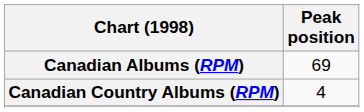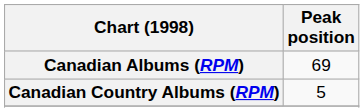(321, 92) 4 -> (321, 92) 5
